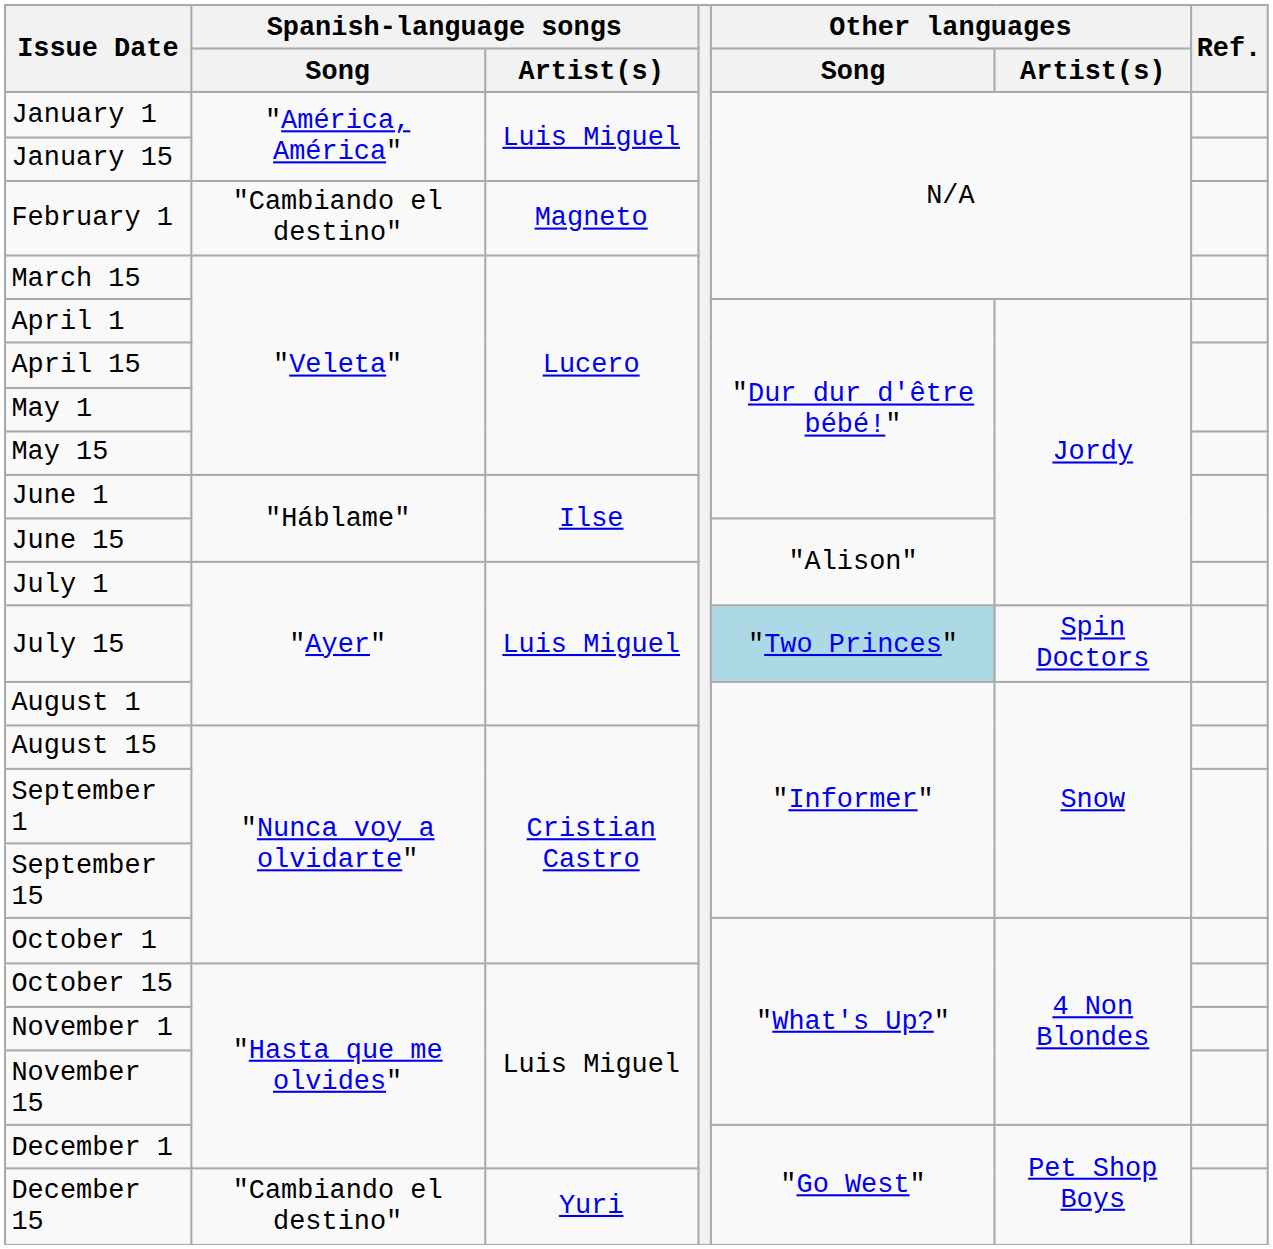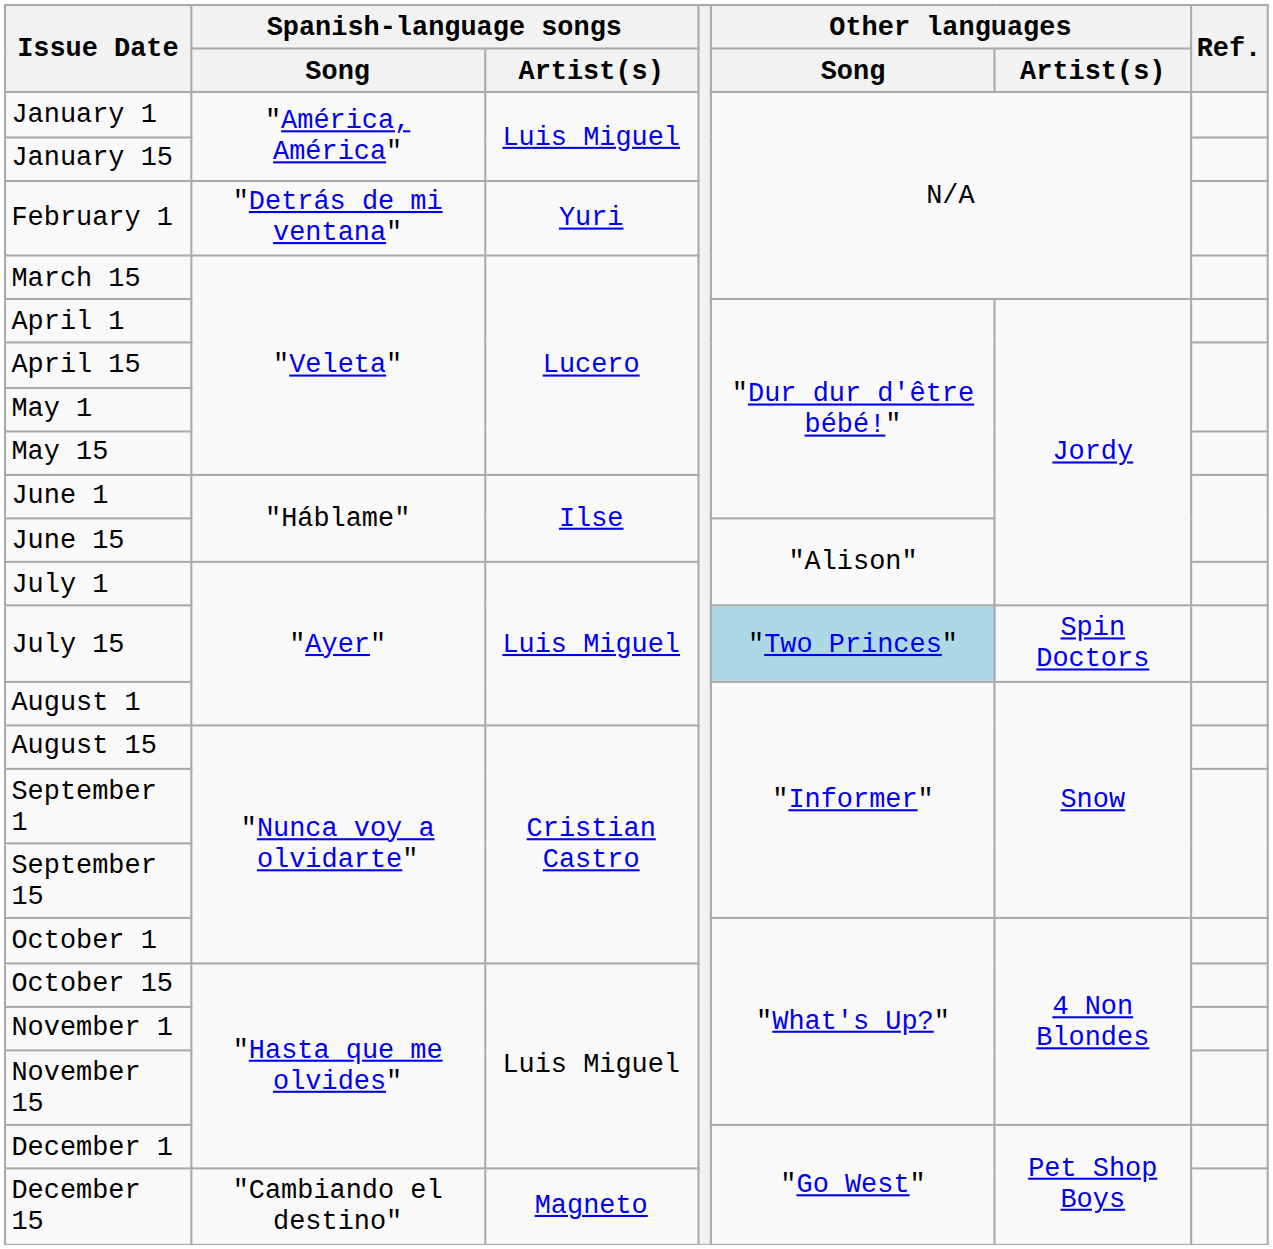(338, 218) "Cambiando el destino" -> (338, 218) "Detrás de mi ventana"
(591, 218) Magneto -> (591, 218) Yuri
(591, 1206) Yuri -> (591, 1206) Magneto
